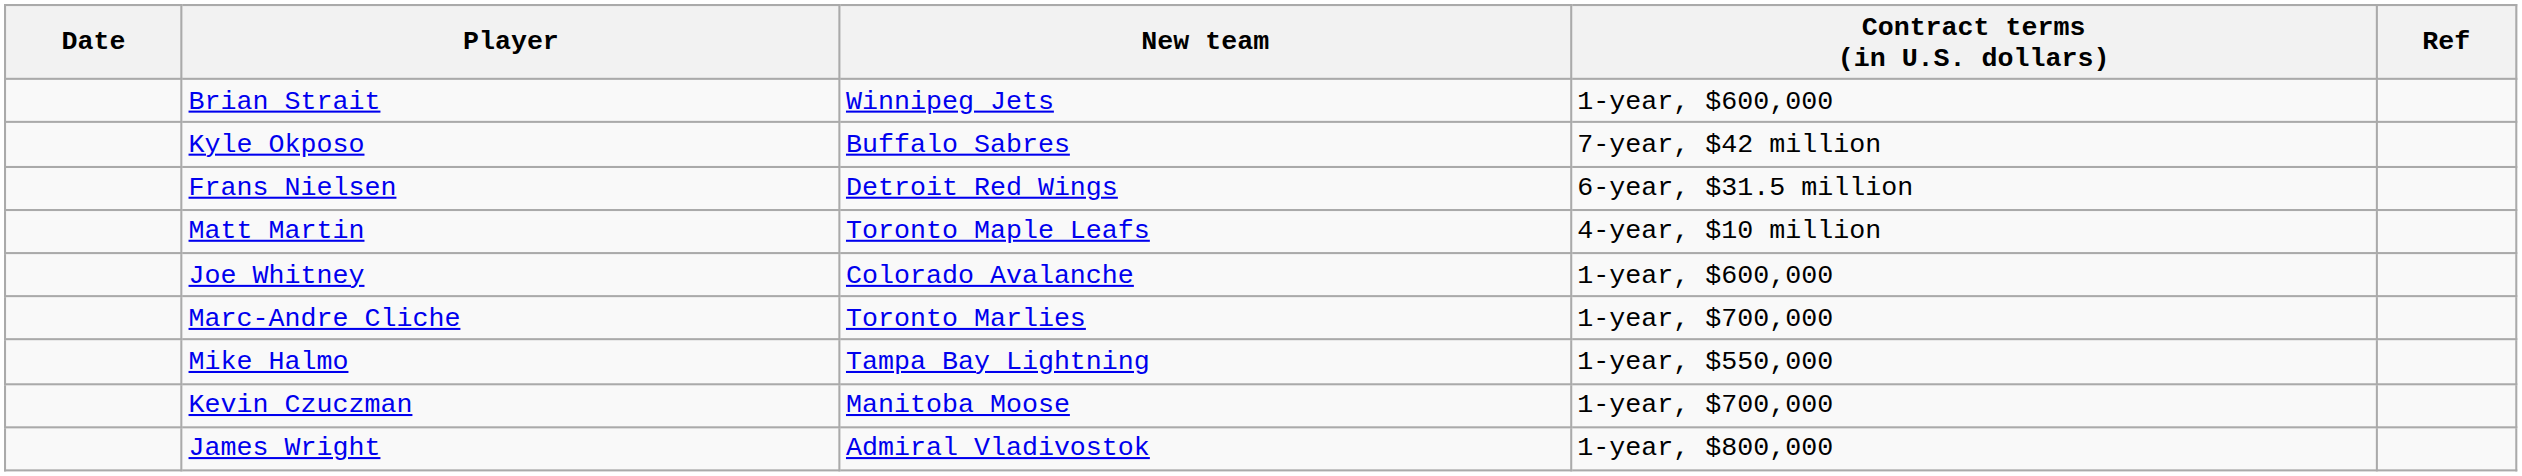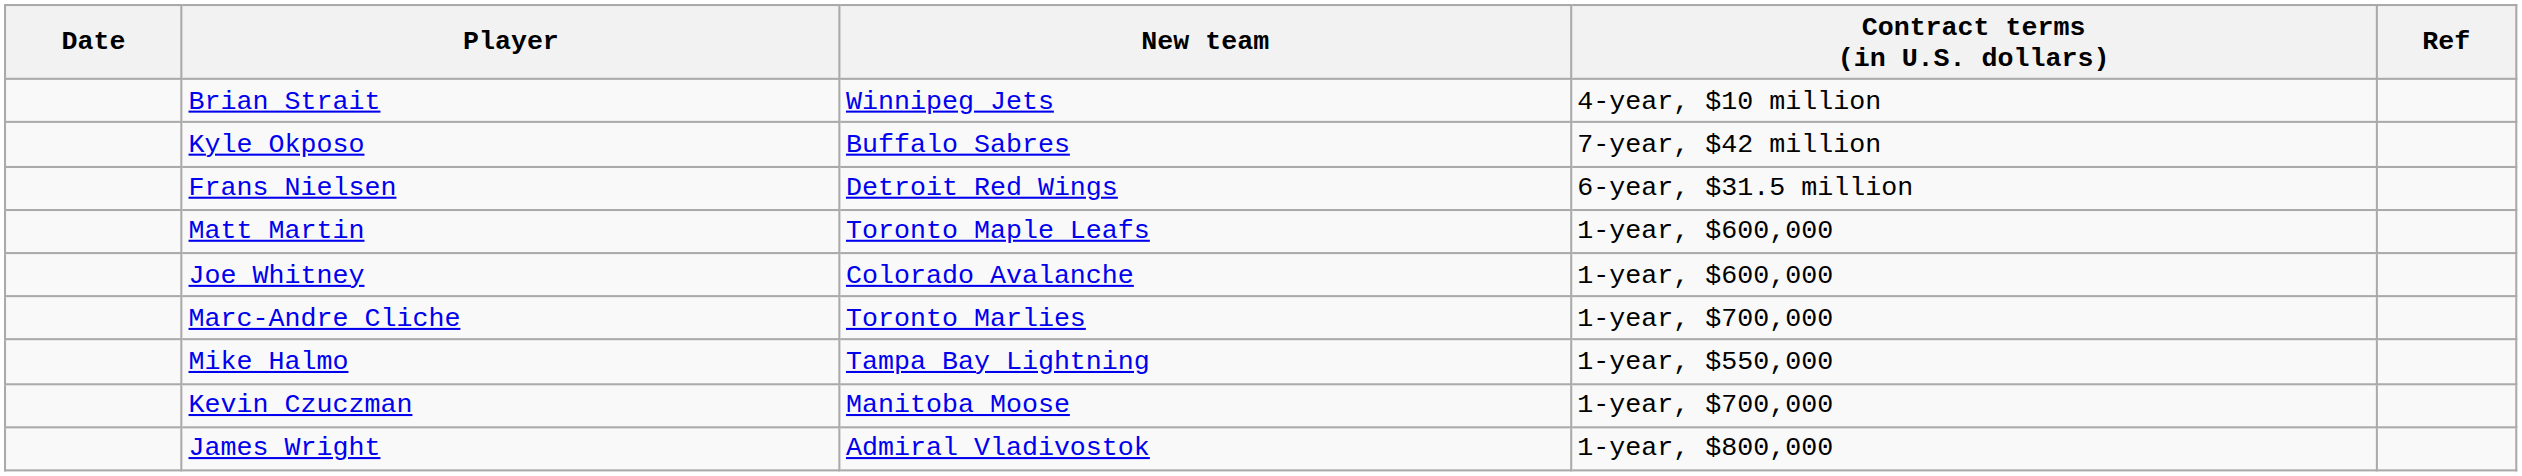(1705, 101) 1-year, $600,000 -> (1729, 101) 4-year, $10 million
(1729, 231) 4-year, $10 million -> (1705, 231) 1-year, $600,000
